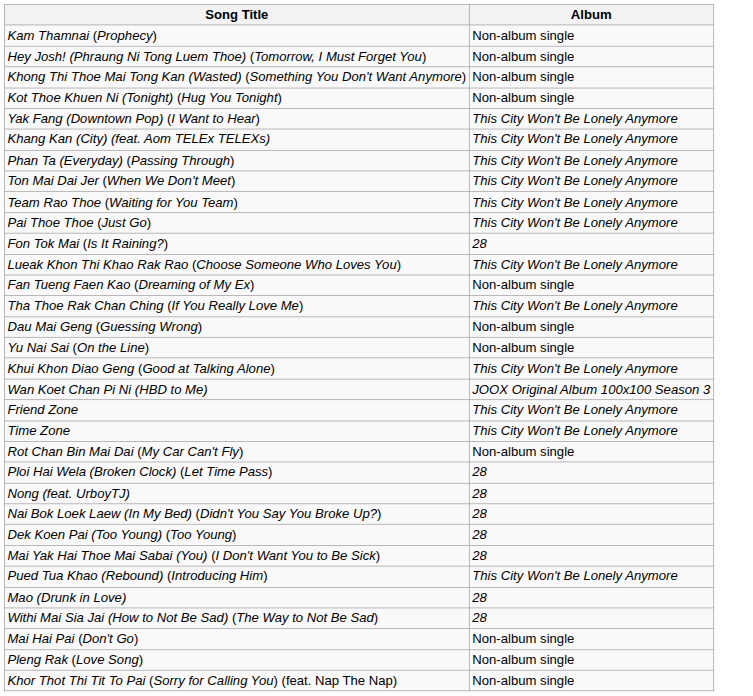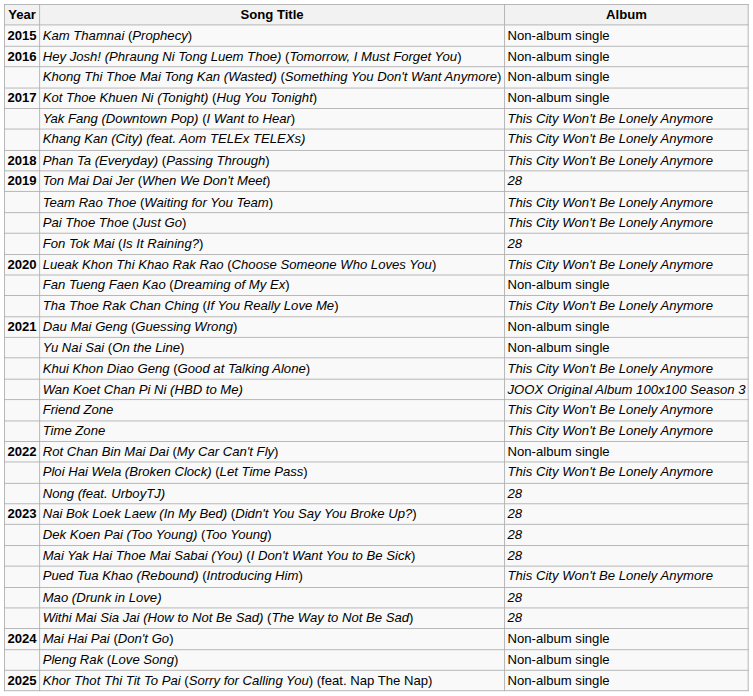+ column: (22, 14)
(575, 181) This City Won't Be Lonely Anymore -> (515, 181) 28
(480, 472) 28 -> (610, 472) This City Won't Be Lonely Anymore
